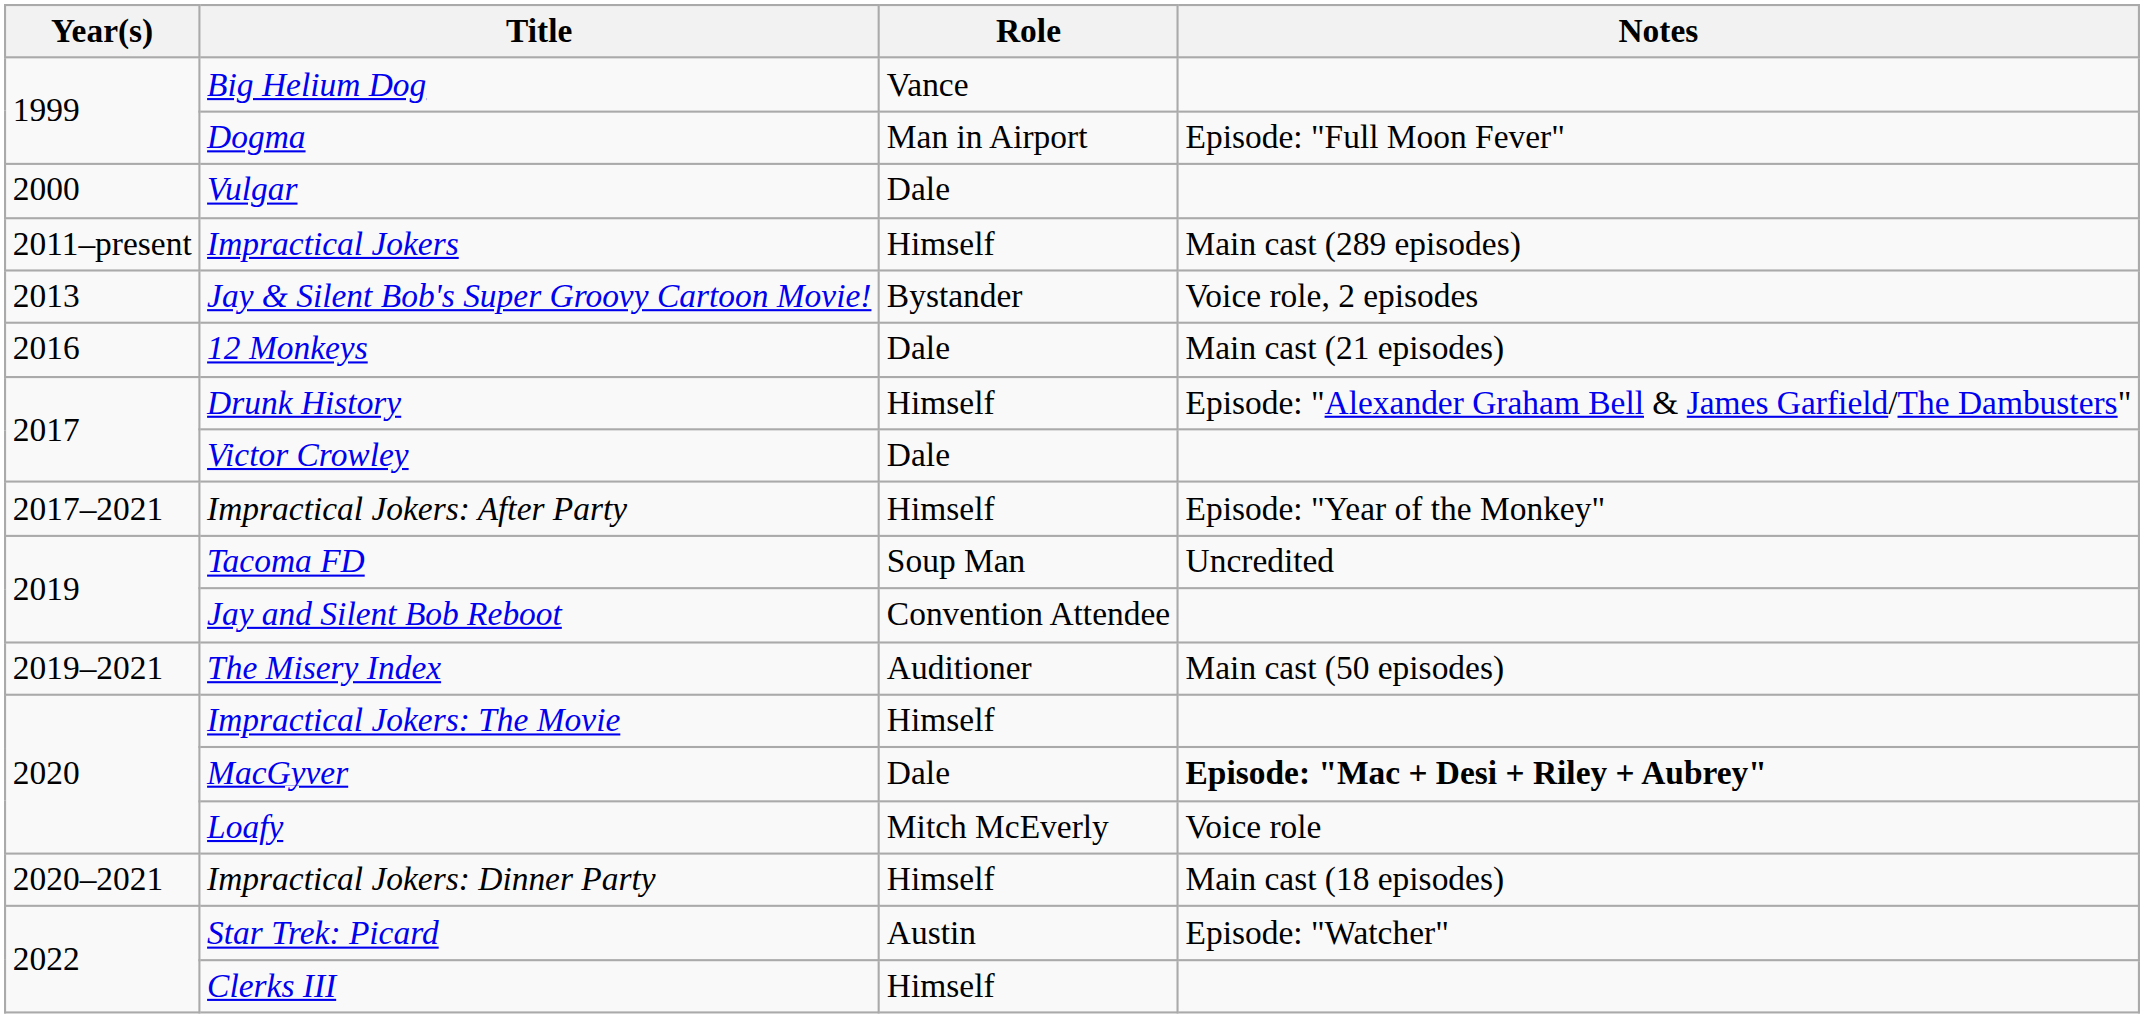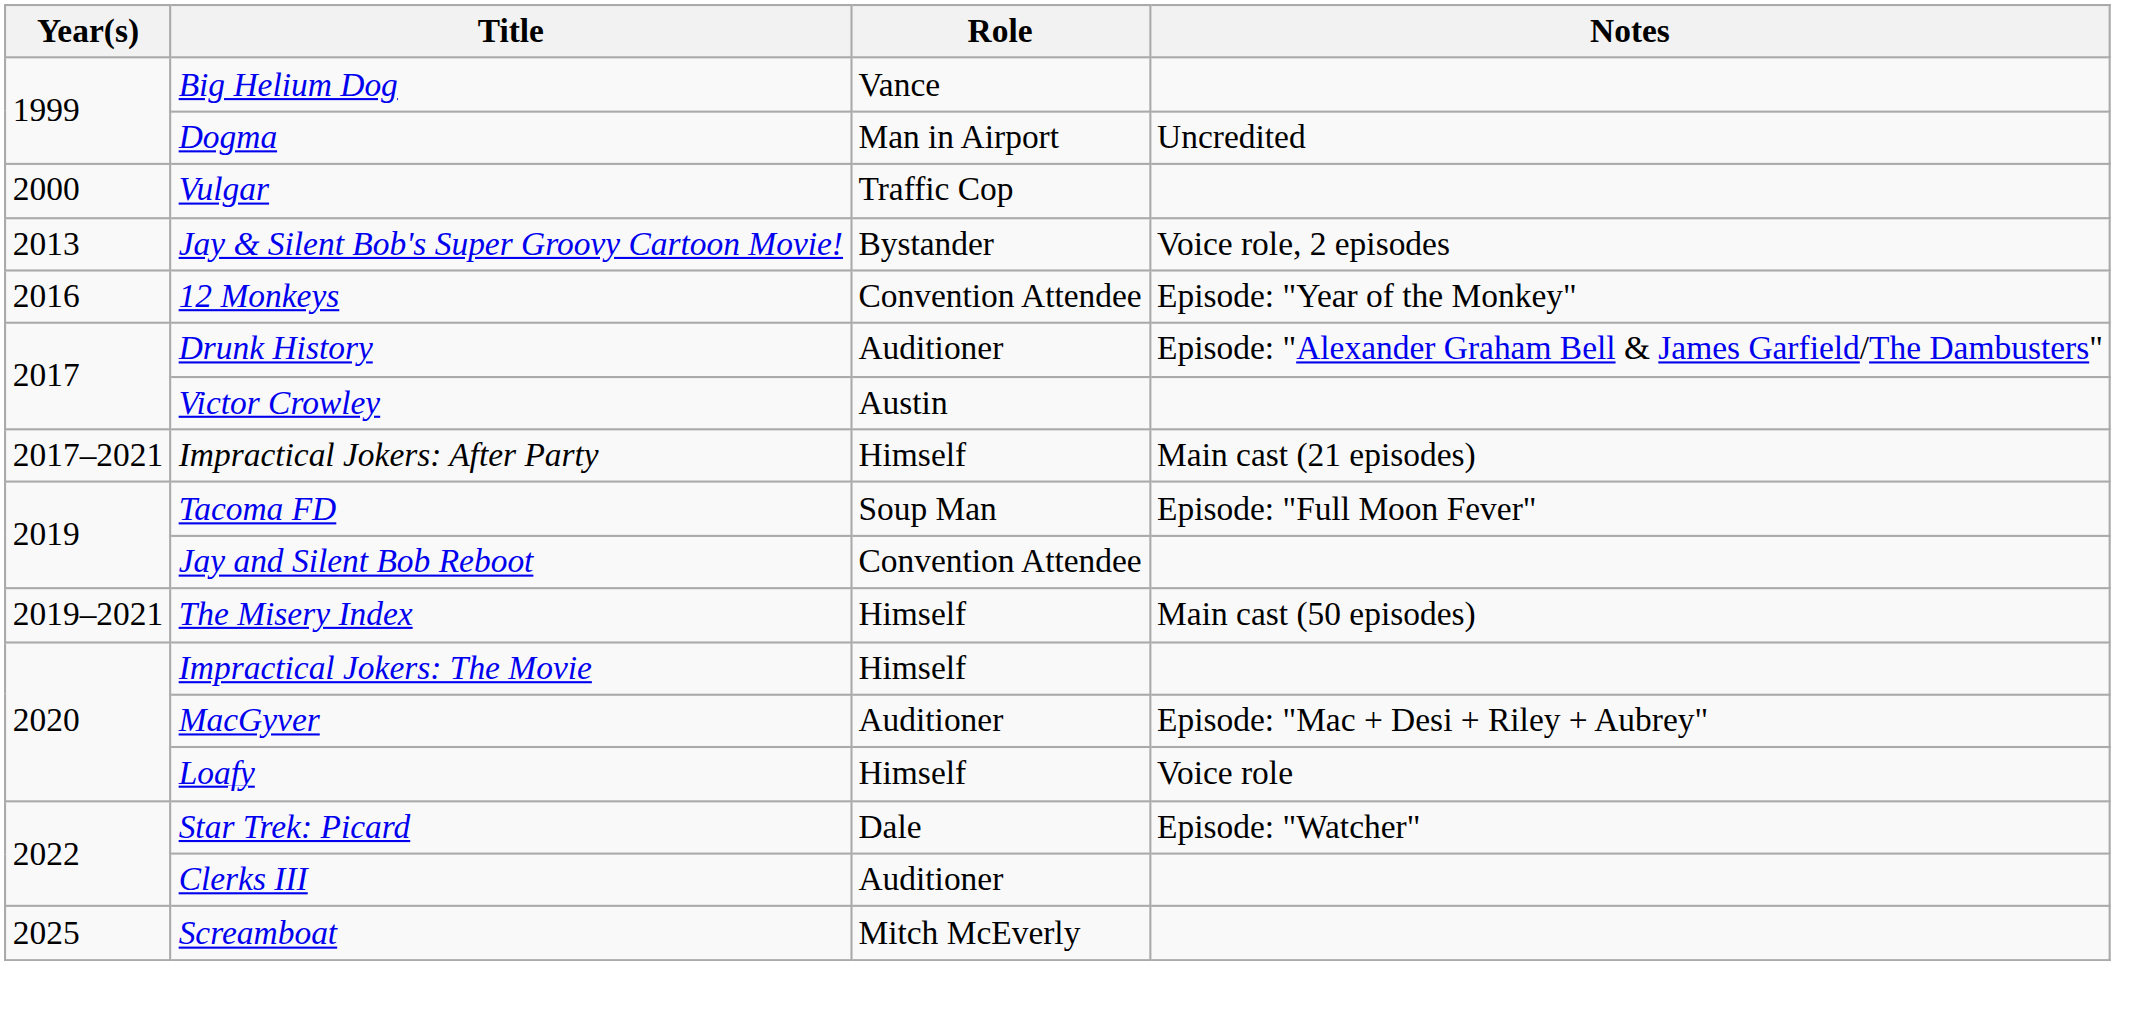(1375, 137) Episode: "Full Moon Fever" -> (1231, 137) Uncredited
(918, 190) Dale -> (936, 190) Traffic Cop
- row: (333, 243)
(918, 349) Dale -> (1000, 296) Convention Attendee
(1345, 349) Main cast (21 episodes) -> (1367, 296) Episode: "Year of the Monkey"
(941, 402) Himself -> (931, 349) Auditioner
(918, 455) Dale -> (903, 402) Austin
(1395, 508) Episode: "Year of the Monkey" -> (1316, 455) Main cast (21 episodes)
(1260, 561) Uncredited -> (1347, 508) Episode: "Full Moon Fever"
(959, 667) Auditioner -> (912, 614) Himself
(918, 773) Dale -> (931, 720) Auditioner
(1476, 773) bold -> (1433, 720) normal
(998, 826) Mitch McEverly -> (912, 773) Himself
- row: (431, 879)
(931, 932) Austin -> (890, 826) Dale
(941, 985) Himself -> (931, 879) Auditioner
+ row: (258, 932)
